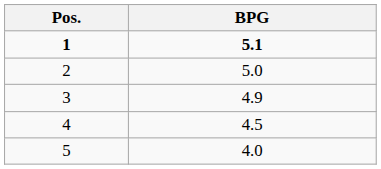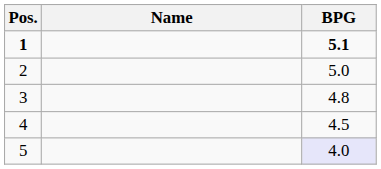+ column: (172, 17)
(252, 97) 4.9 -> (339, 97) 4.8
(252, 151) no background -> (339, 151) lavender background
